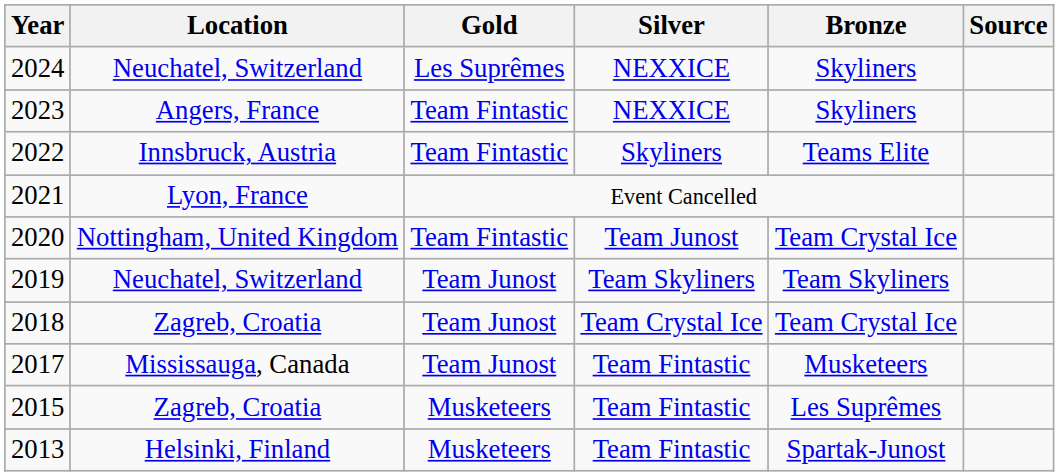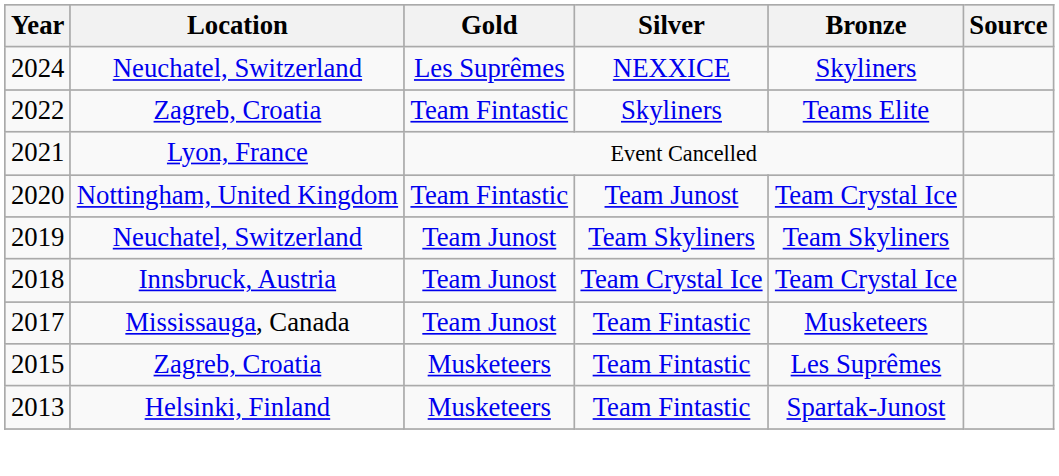- row: (38, 110)
(237, 152) Innsbruck, Austria -> (237, 110) Zagreb, Croatia
(237, 322) Zagreb, Croatia -> (237, 279) Innsbruck, Austria
